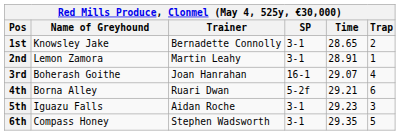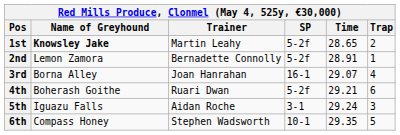(71, 44) normal -> (71, 44) bold
(226, 44) Bernadette Connolly -> (206, 44) Martin Leahy
(295, 44) 3-1 -> (298, 44) 5-2f
(206, 59) Martin Leahy -> (226, 59) Bernadette Connolly
(295, 59) 3-1 -> (298, 59) 5-2f
(77, 75) Boherash Goithe -> (65, 75) Borna Alley
(65, 91) Borna Alley -> (77, 91) Boherash Goithe
(343, 106) 29.23 -> (343, 106) 29.24
(295, 122) 3-1 -> (298, 122) 10-1
